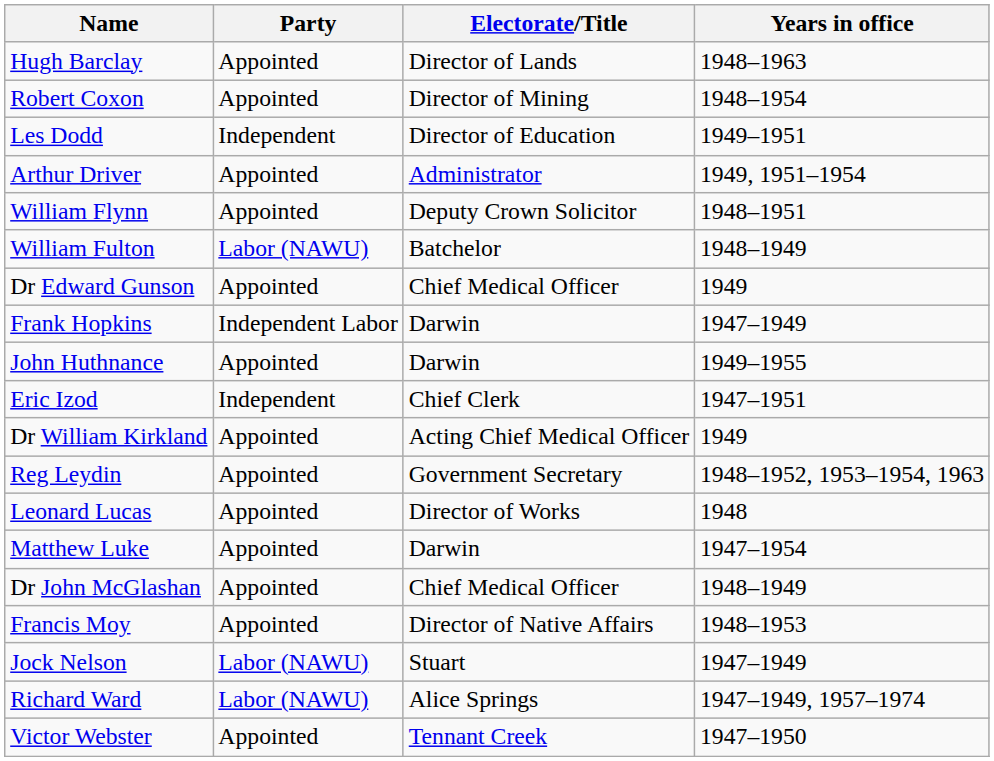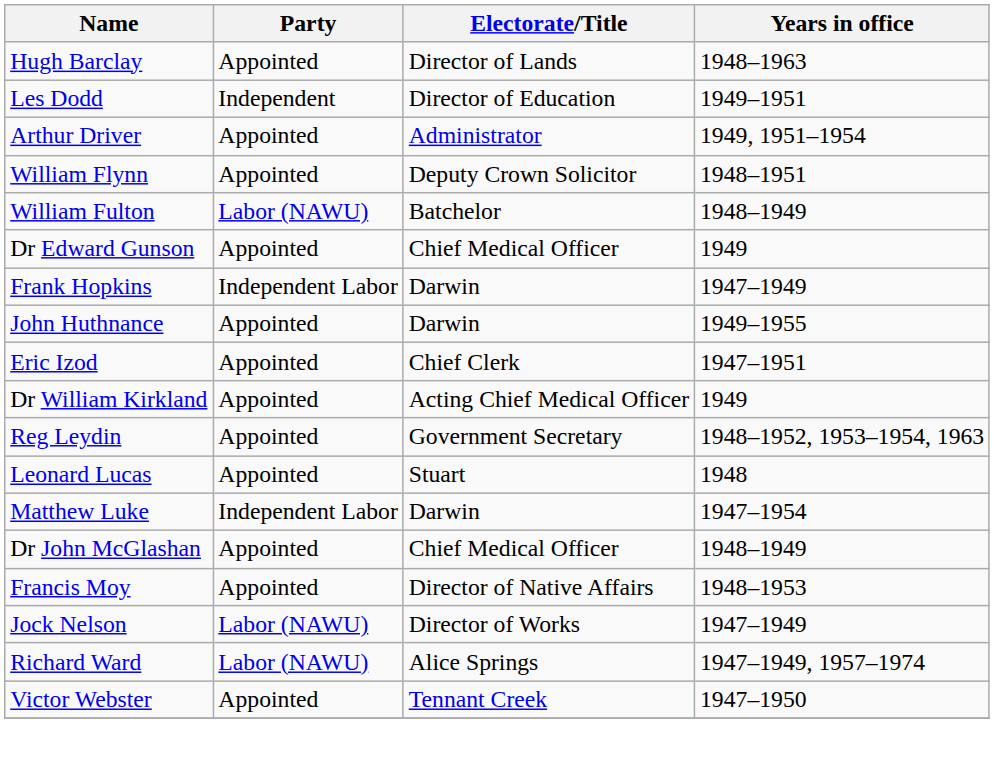- row: (77, 98)
(277, 398) Independent -> (268, 361) Appointed
(494, 511) Director of Works -> (437, 473) Stuart
(268, 549) Appointed -> (308, 511) Independent Labor
(437, 661) Stuart -> (494, 624) Director of Works
